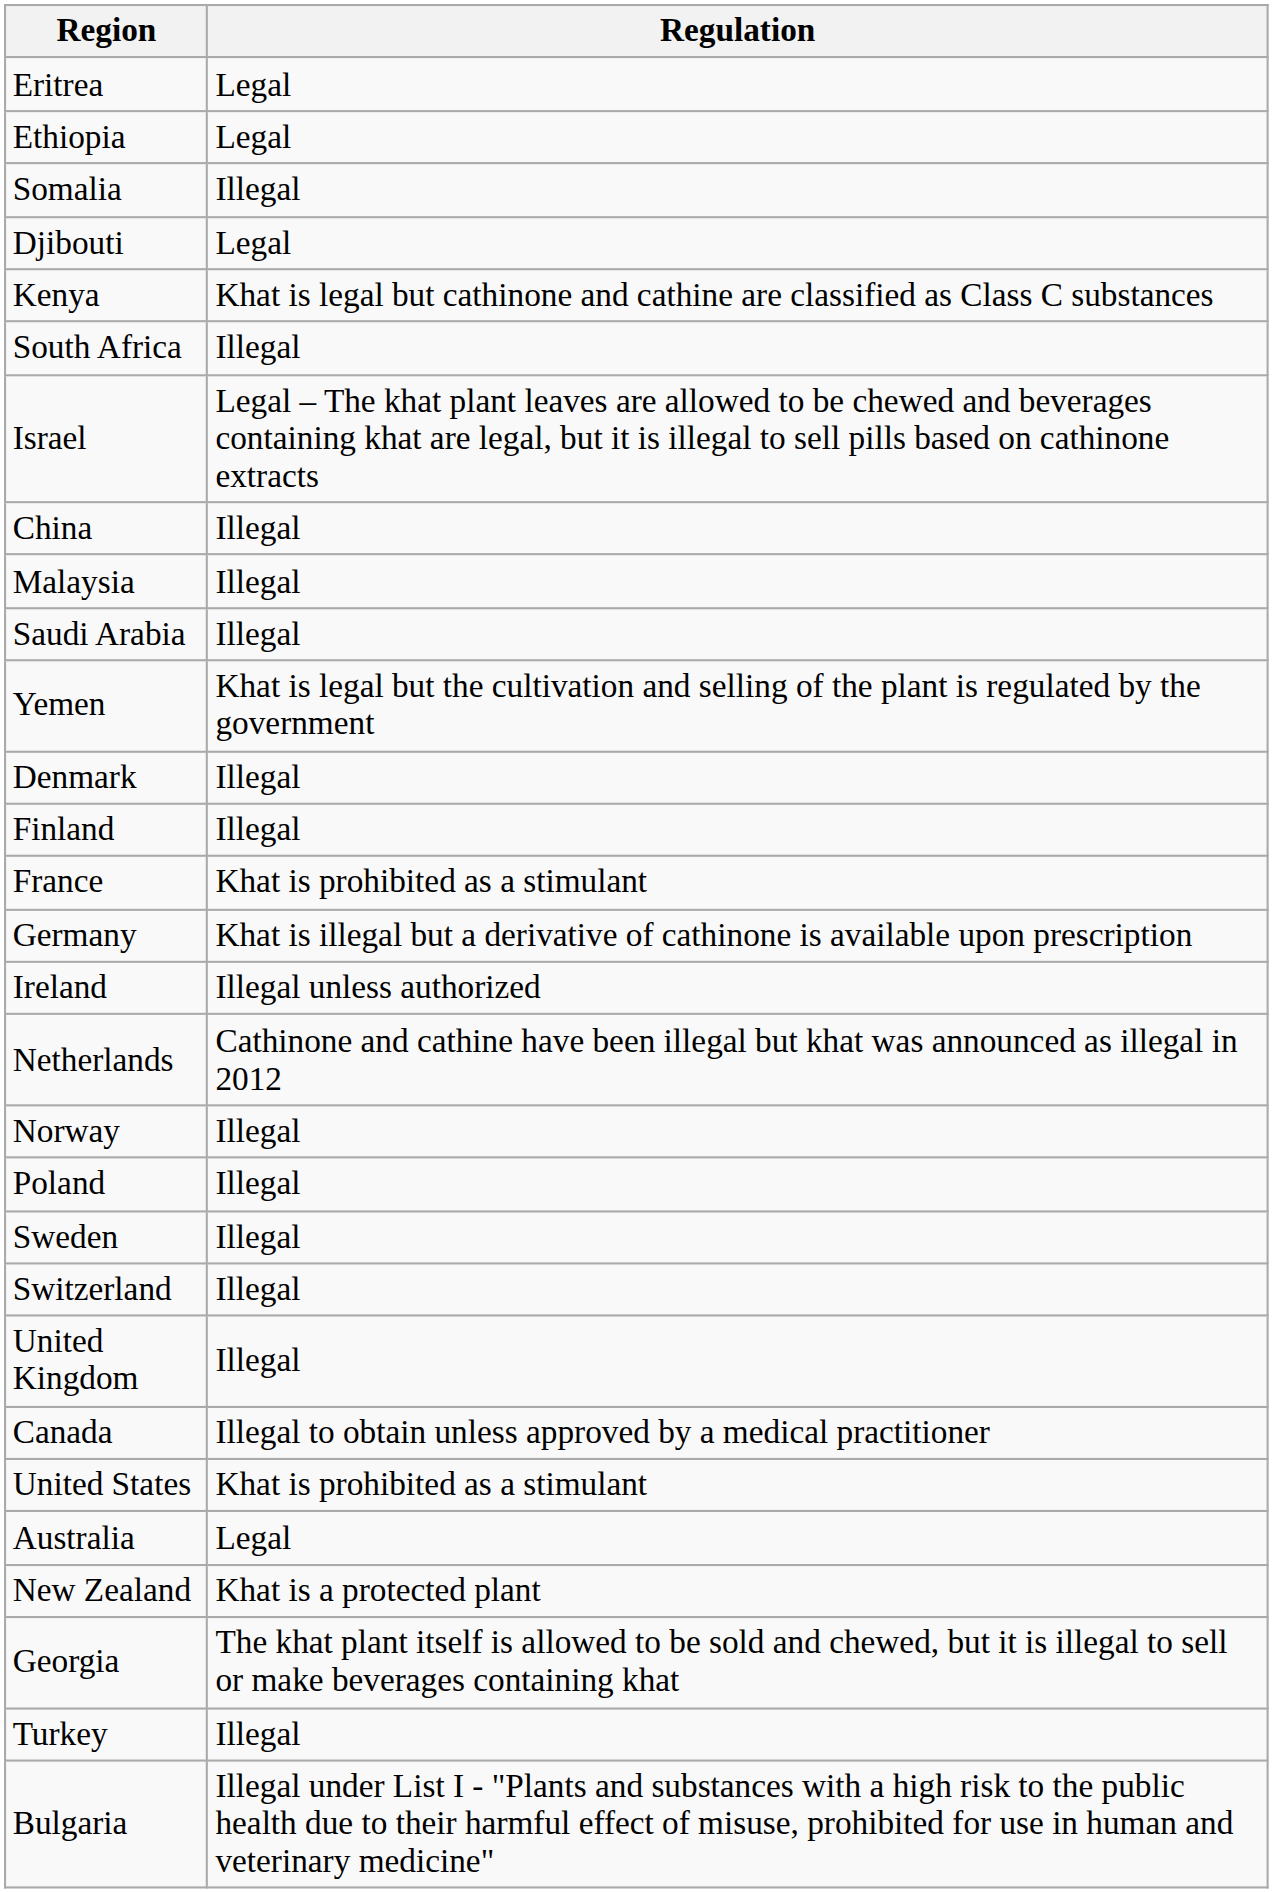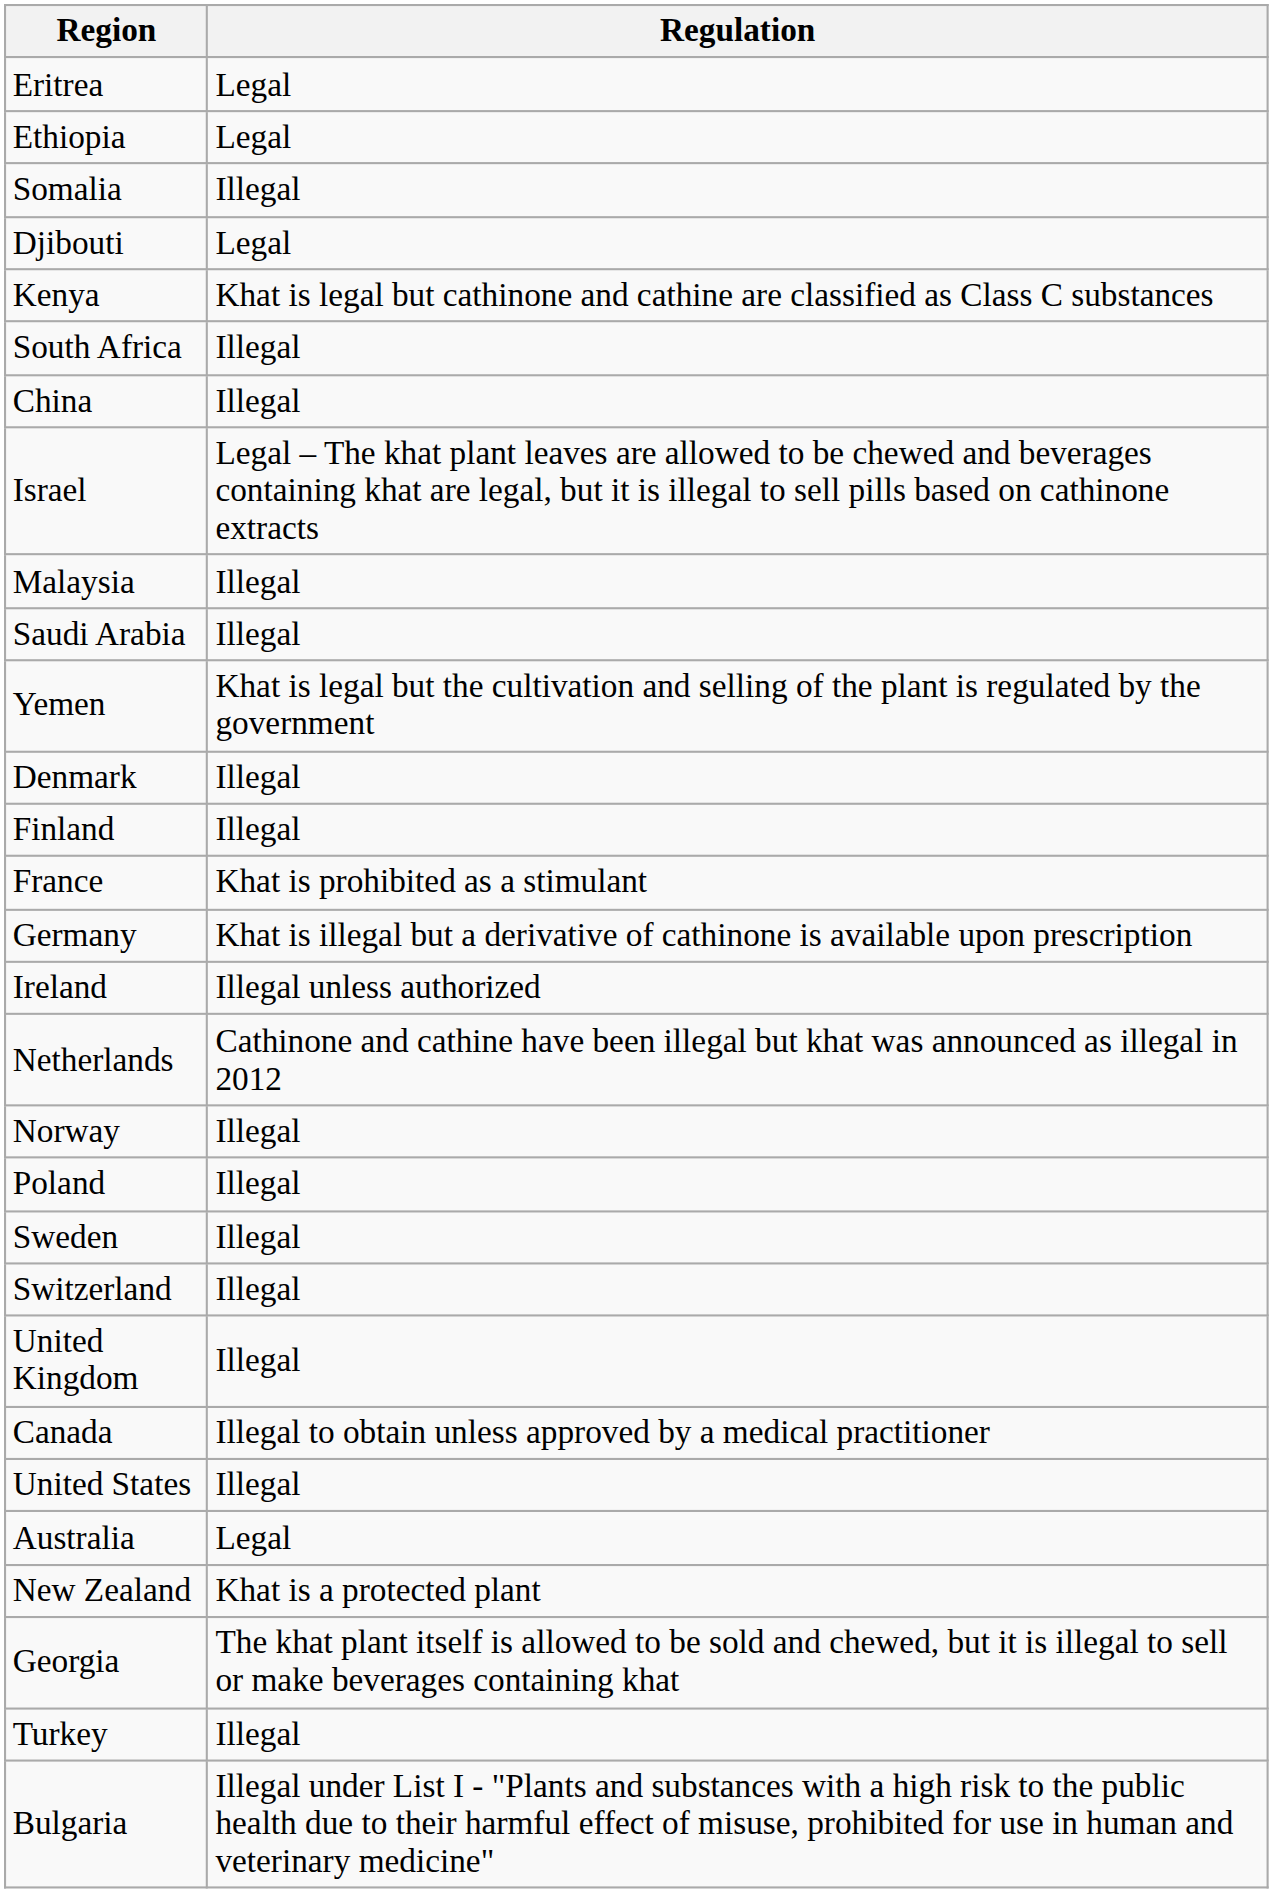rows swapped: (52, 528) <-> (50, 437)
(431, 1484) Khat is prohibited as a stimulant -> (258, 1484) Illegal
